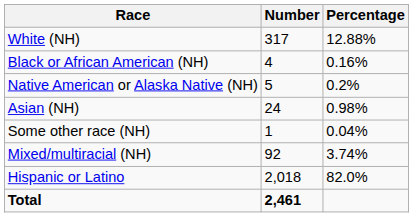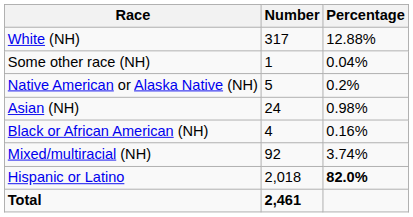rows swapped: (108, 62) <-> (79, 131)
(347, 177) normal -> (347, 177) bold
